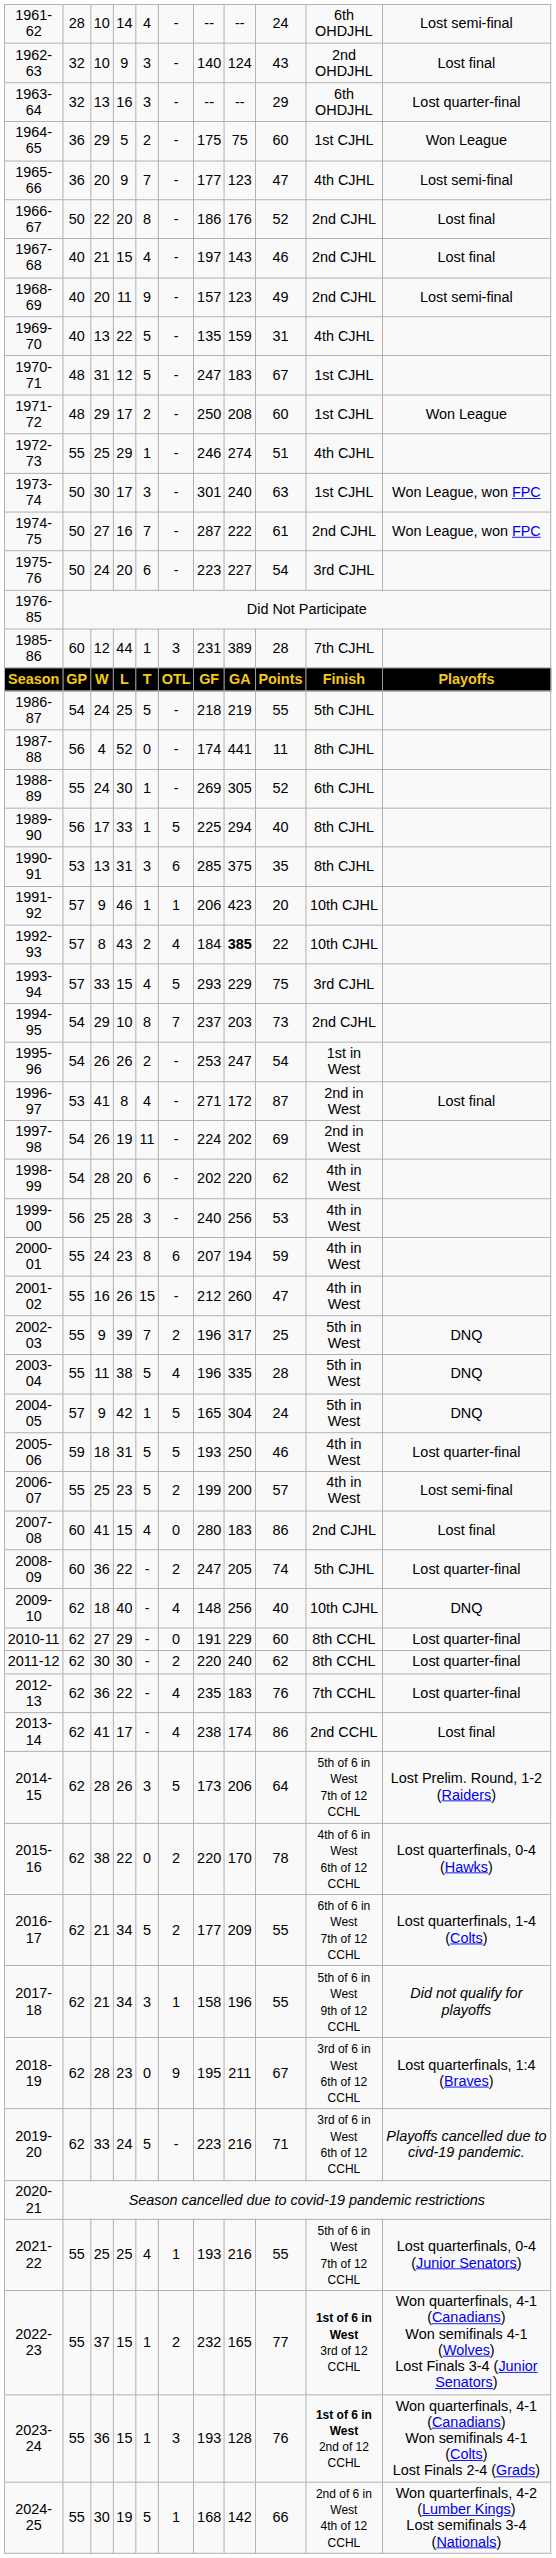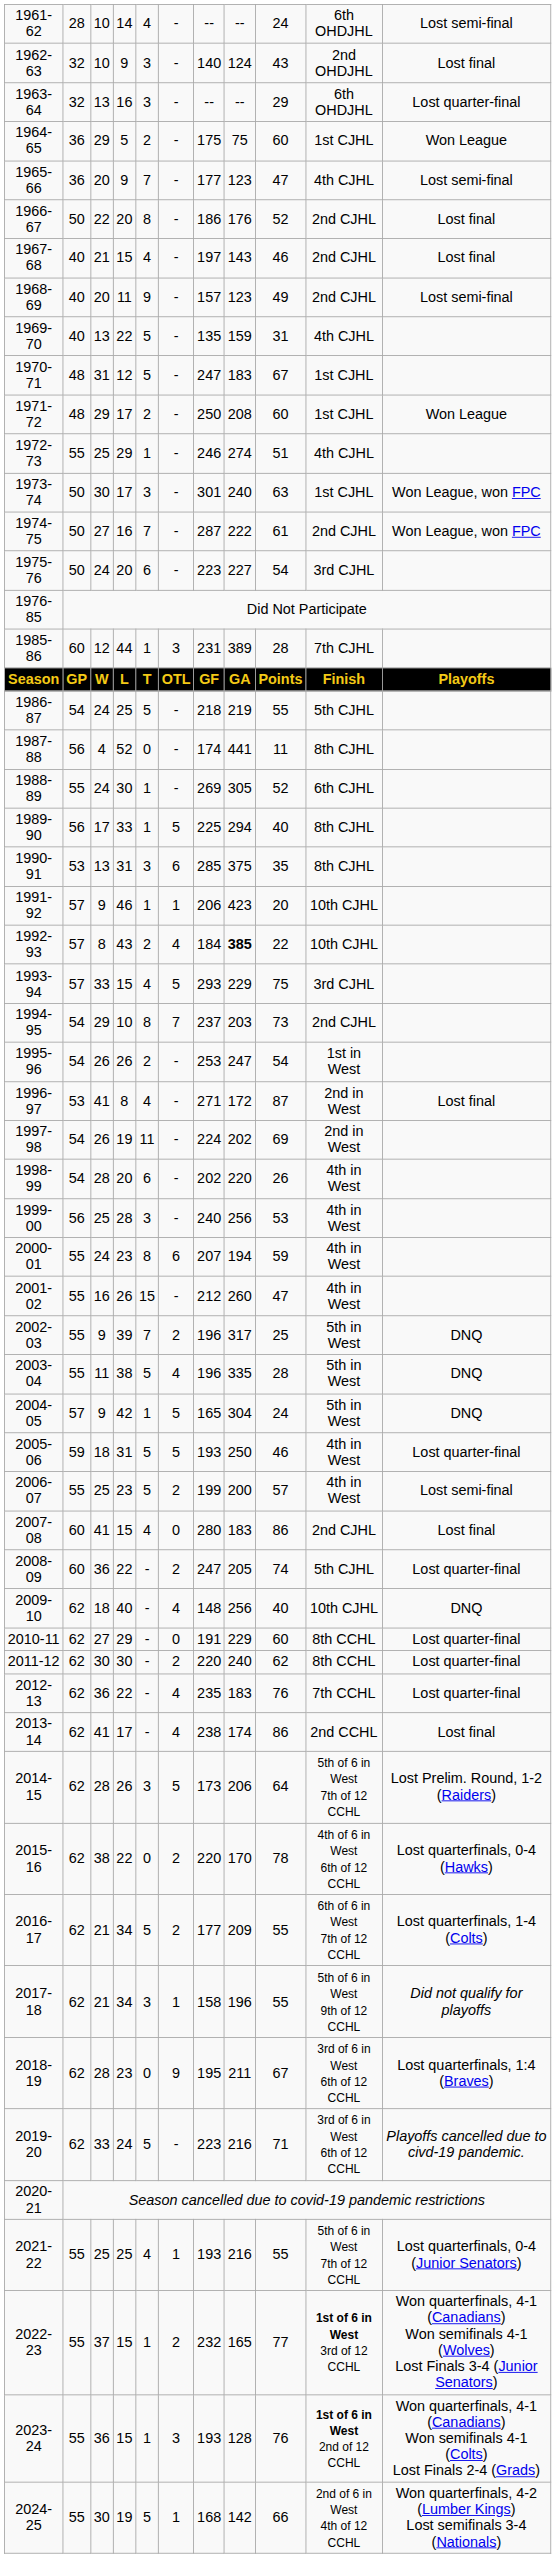(280, 1178) 62 -> (280, 1178) 26
